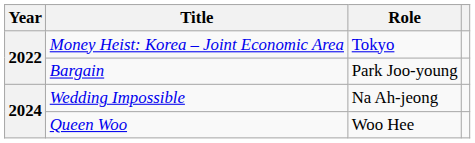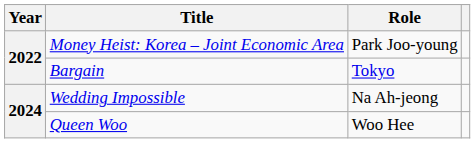(373, 44) Tokyo -> (405, 44) Park Joo-young
(405, 71) Park Joo-young -> (373, 71) Tokyo
